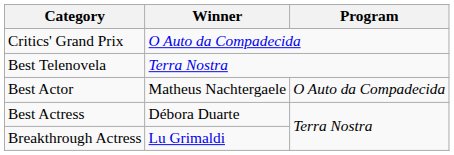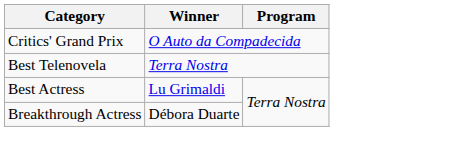- row: (41, 89)
(194, 114) Débora Duarte -> (187, 89) Lu Grimaldi
(187, 138) Lu Grimaldi -> (194, 114) Débora Duarte
